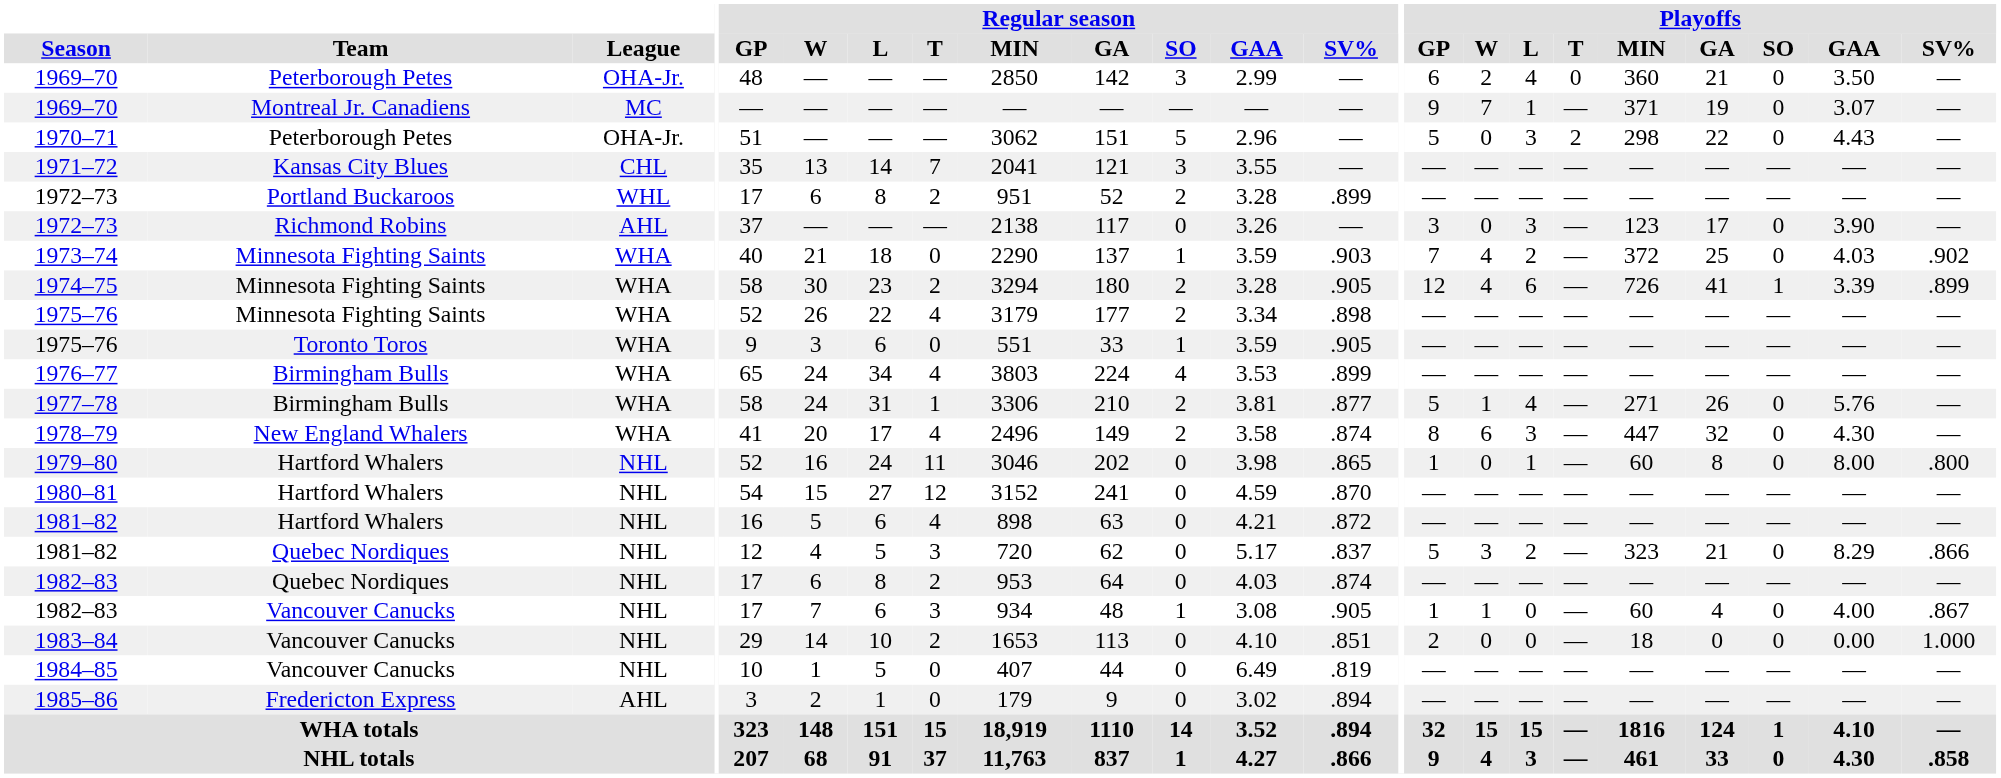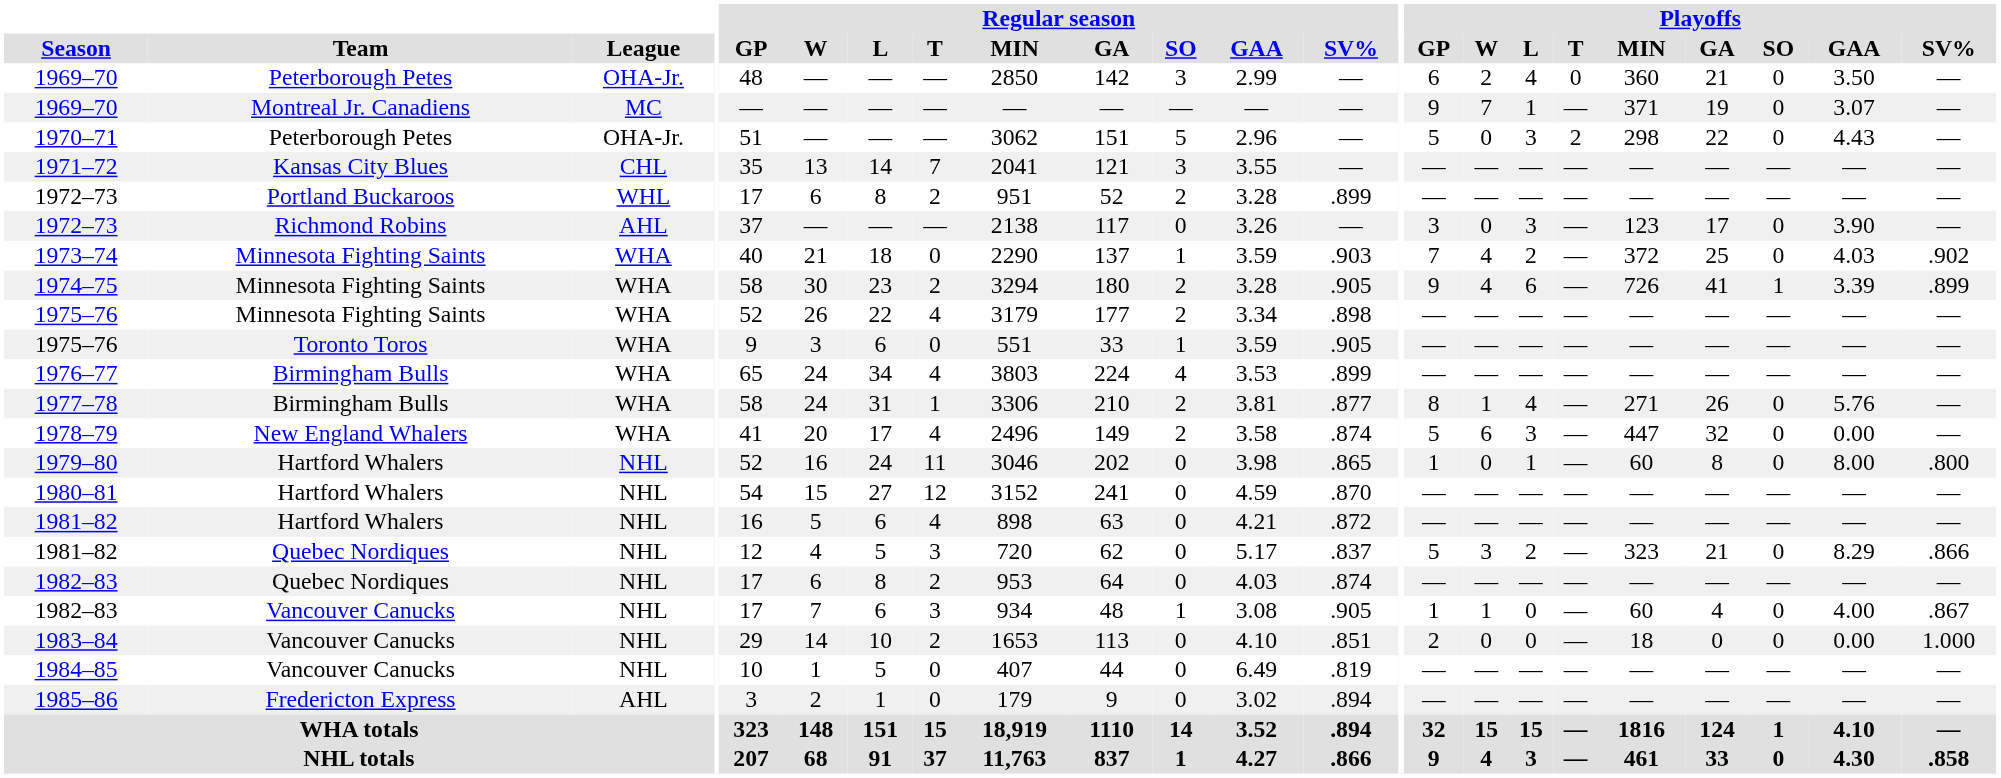(1434, 284) 12 -> (1434, 284) 9
(1434, 403) 5 -> (1434, 403) 8
(1434, 432) 8 -> (1434, 432) 5
(1854, 432) 4.30 -> (1854, 432) 0.00
